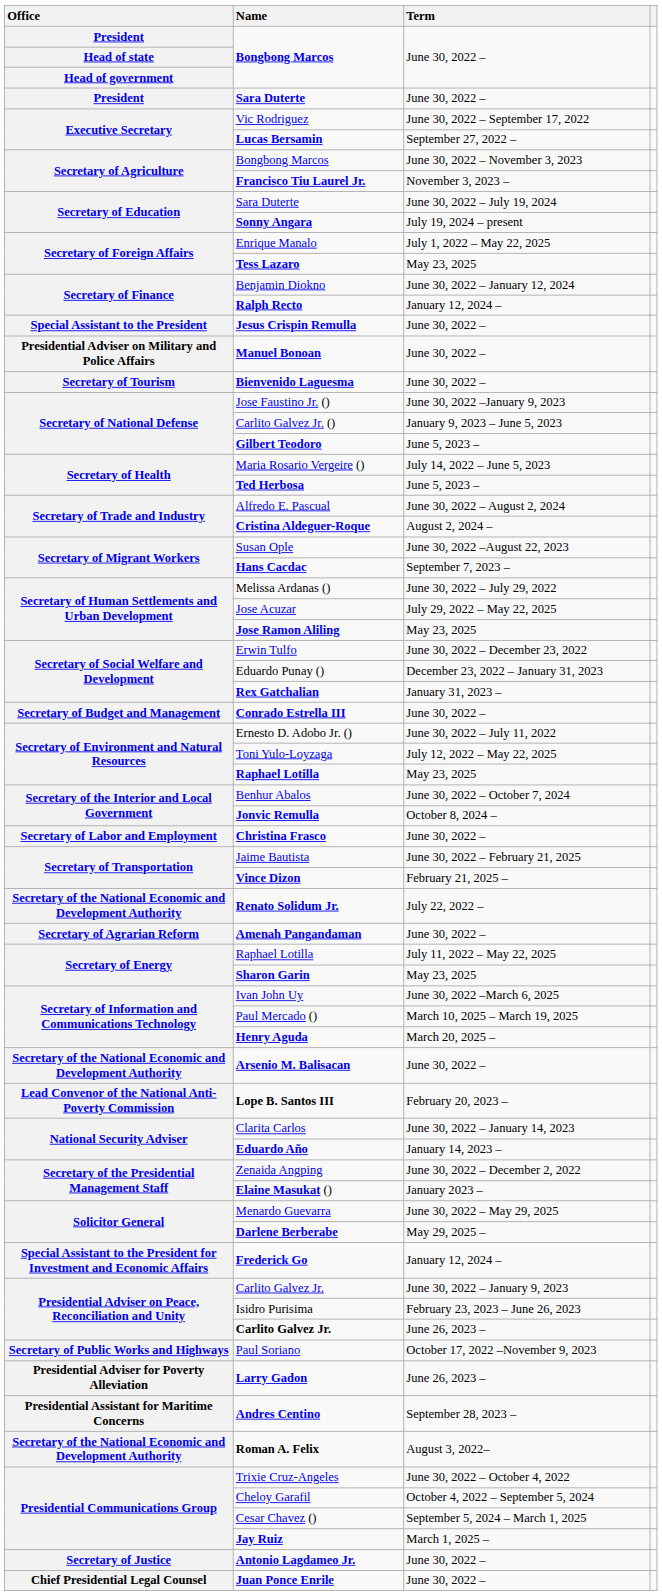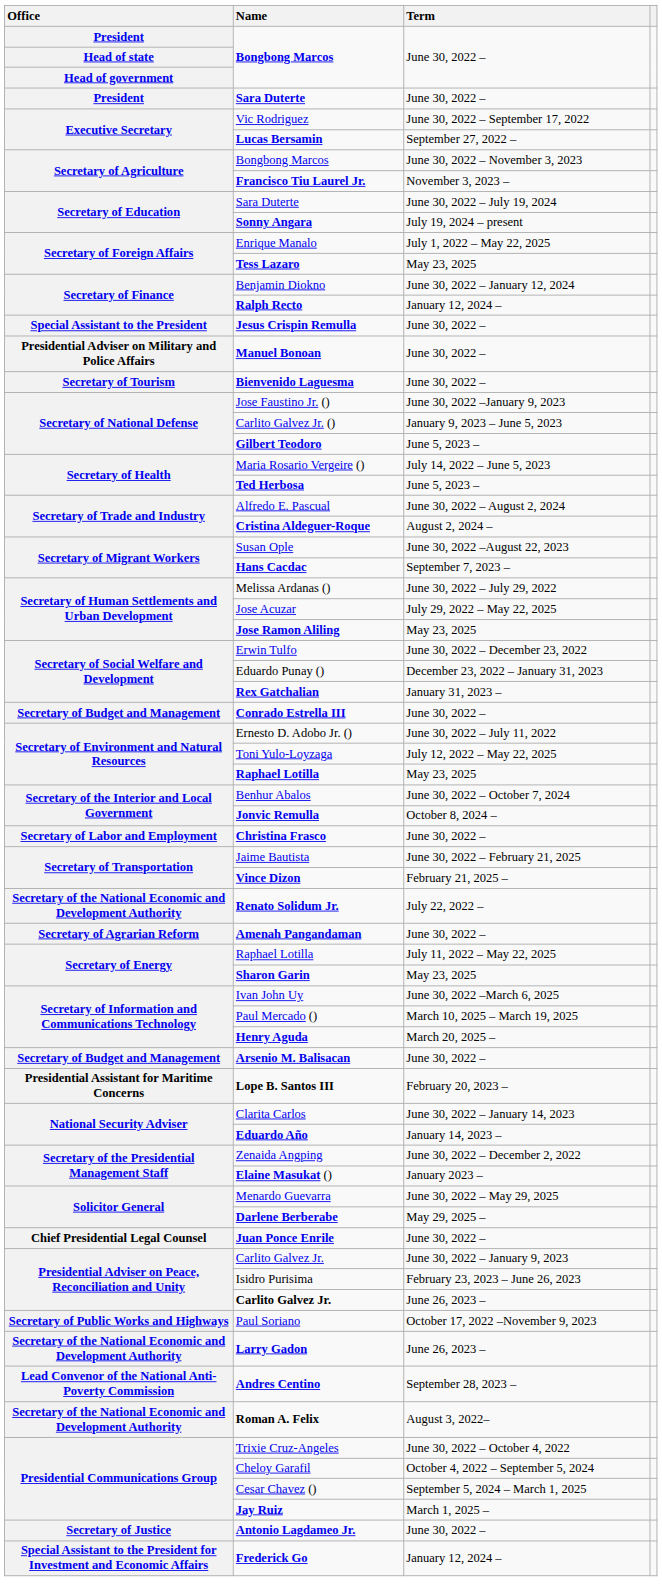(119, 1065) Secretary of the National Economic and Development Authority -> (119, 1057) Secretary of Budget and Management
(119, 1100) Lead Convenor of the National Anti-Poverty Commission -> (119, 1085) Presidential Assistant for Maritime Concerns
rows swapped: (285, 1580) <-> (272, 1260)
(119, 1378) Presidential Adviser for Poverty Alleviation -> (119, 1348) Secretary of the National Economic and Development Authority
(119, 1413) Presidential Assistant for Maritime Concerns -> (119, 1384) Lead Convenor of the National Anti-Poverty Commission
